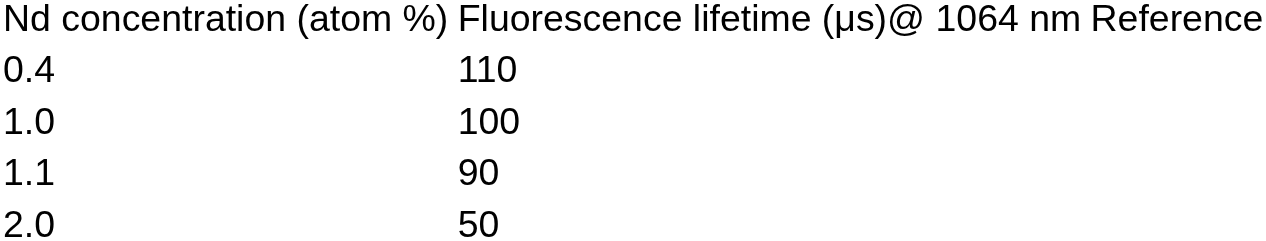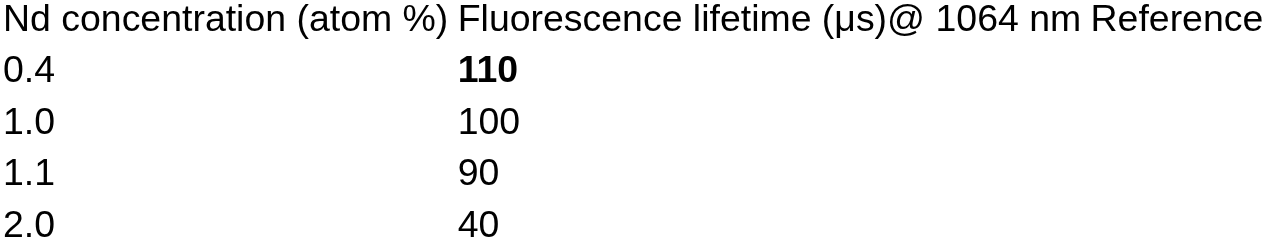(488, 69) normal -> (488, 69) bold
(479, 224) 50 -> (479, 224) 40
